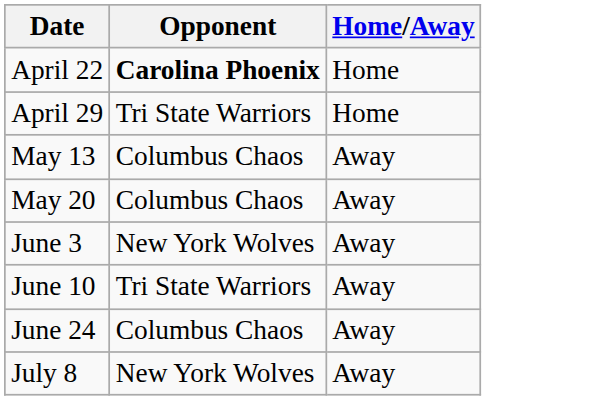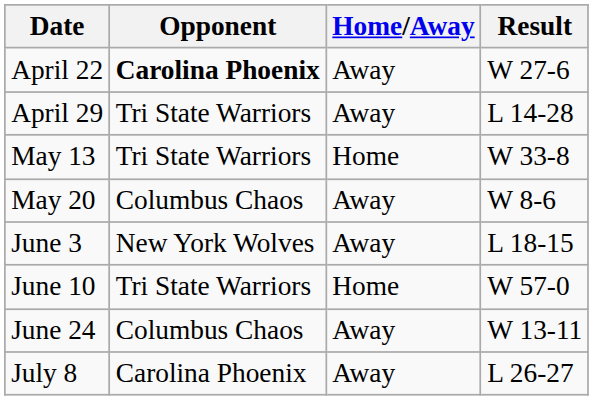+ column: (535, 26)
(366, 69) Home -> (364, 69) Away
(366, 112) Home -> (364, 112) Away
(210, 156) Columbus Chaos -> (213, 156) Tri State Warriors
(364, 156) Away -> (366, 156) Home
(364, 286) Away -> (366, 286) Home
(215, 373) New York Wolves -> (211, 373) Carolina Phoenix
